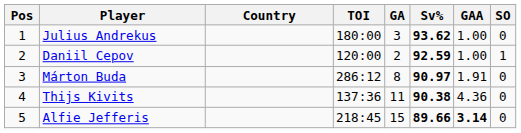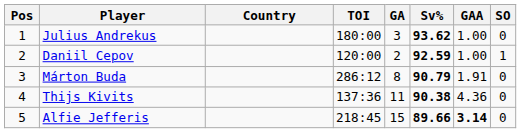(432, 76) 90.97 -> (432, 76) 90.79
